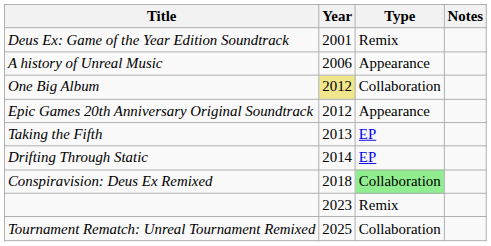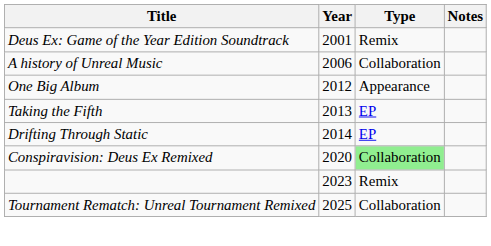(394, 63) Appearance -> (400, 63) Collaboration
(337, 87) khaki background -> (337, 87) no background
(400, 87) Collaboration -> (394, 87) Appearance
- row: (160, 110)
(337, 181) 2018 -> (337, 157) 2020
